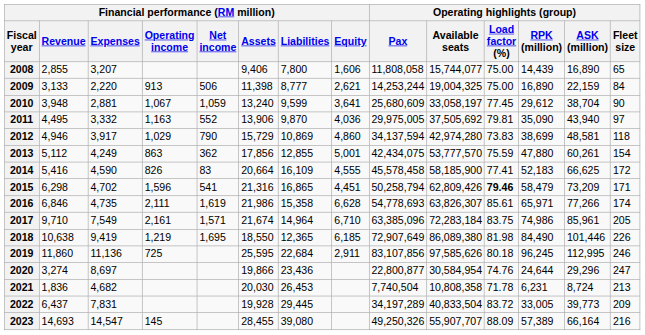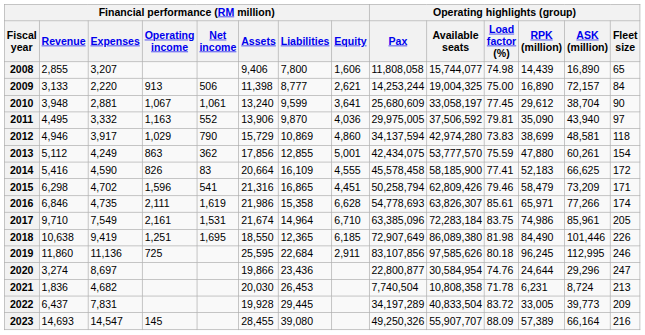(500, 70) 75.00 -> (500, 70) 74.98
(583, 86) 22,159 -> (583, 86) 72,157
(213, 103) 1,059 -> (213, 103) 1,061
(456, 120) 37,505,692 -> (456, 120) 37,506,592
(500, 187) bold -> (500, 187) normal
(213, 220) 1,571 -> (213, 220) 1,531
(158, 237) 1,219 -> (158, 237) 1,251
